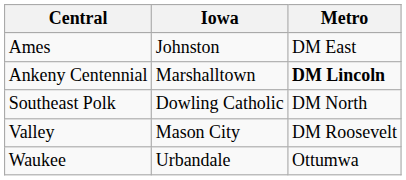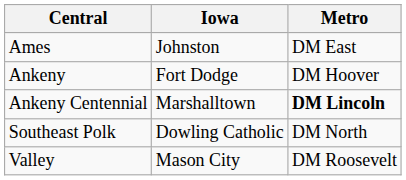+ row: (37, 75)
- row: (37, 160)
